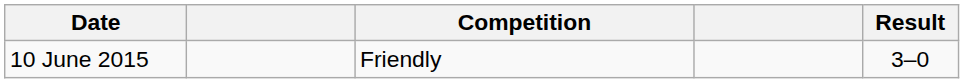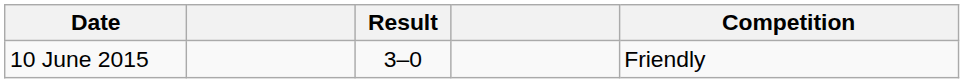columns swapped: (910, 22) <-> (524, 22)
